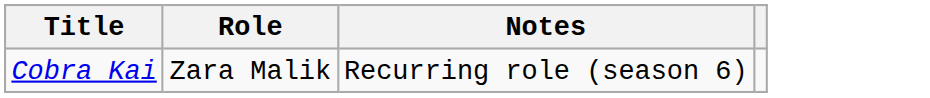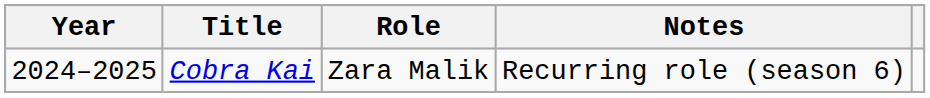+ column: (84, 27)
